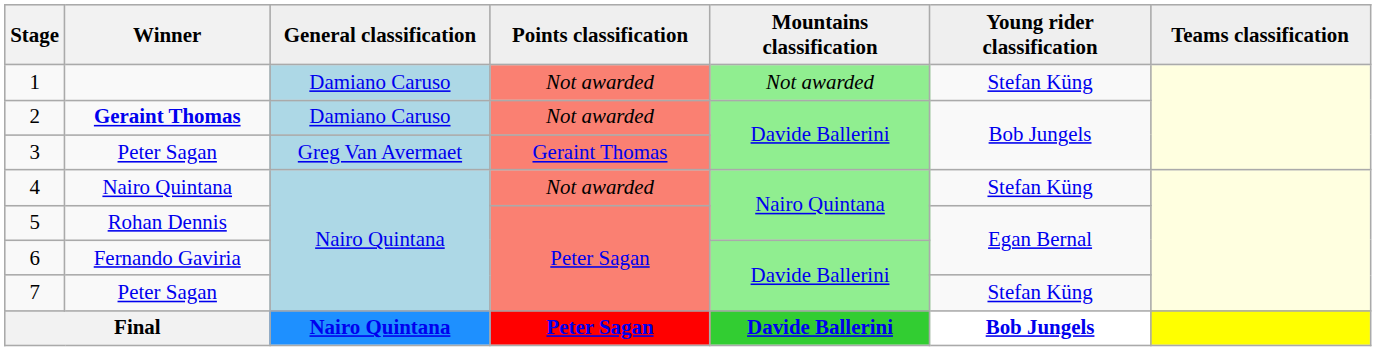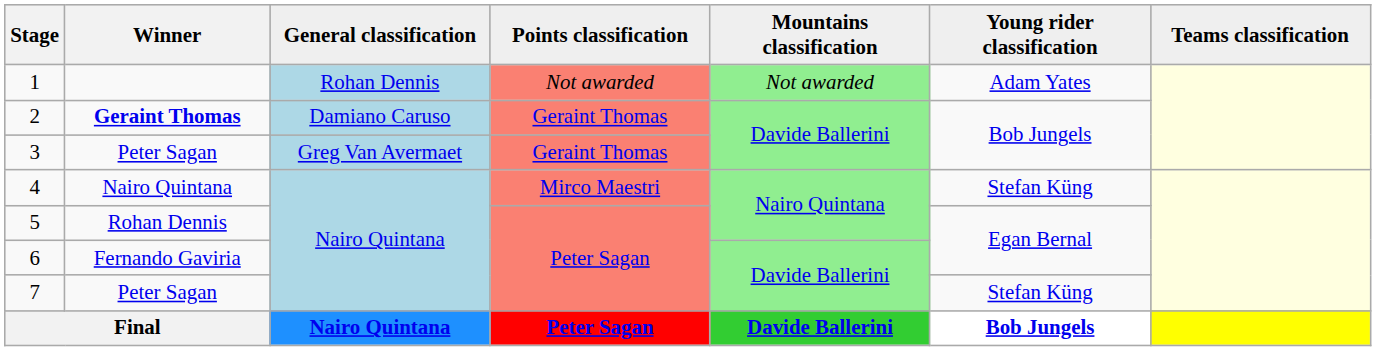(380, 82) Damiano Caruso -> (380, 82) Rohan Dennis
(1040, 82) Stefan Küng -> (1040, 82) Adam Yates
(600, 117) Not awarded -> (600, 117) Geraint Thomas
(600, 187) Not awarded -> (600, 187) Mirco Maestri
